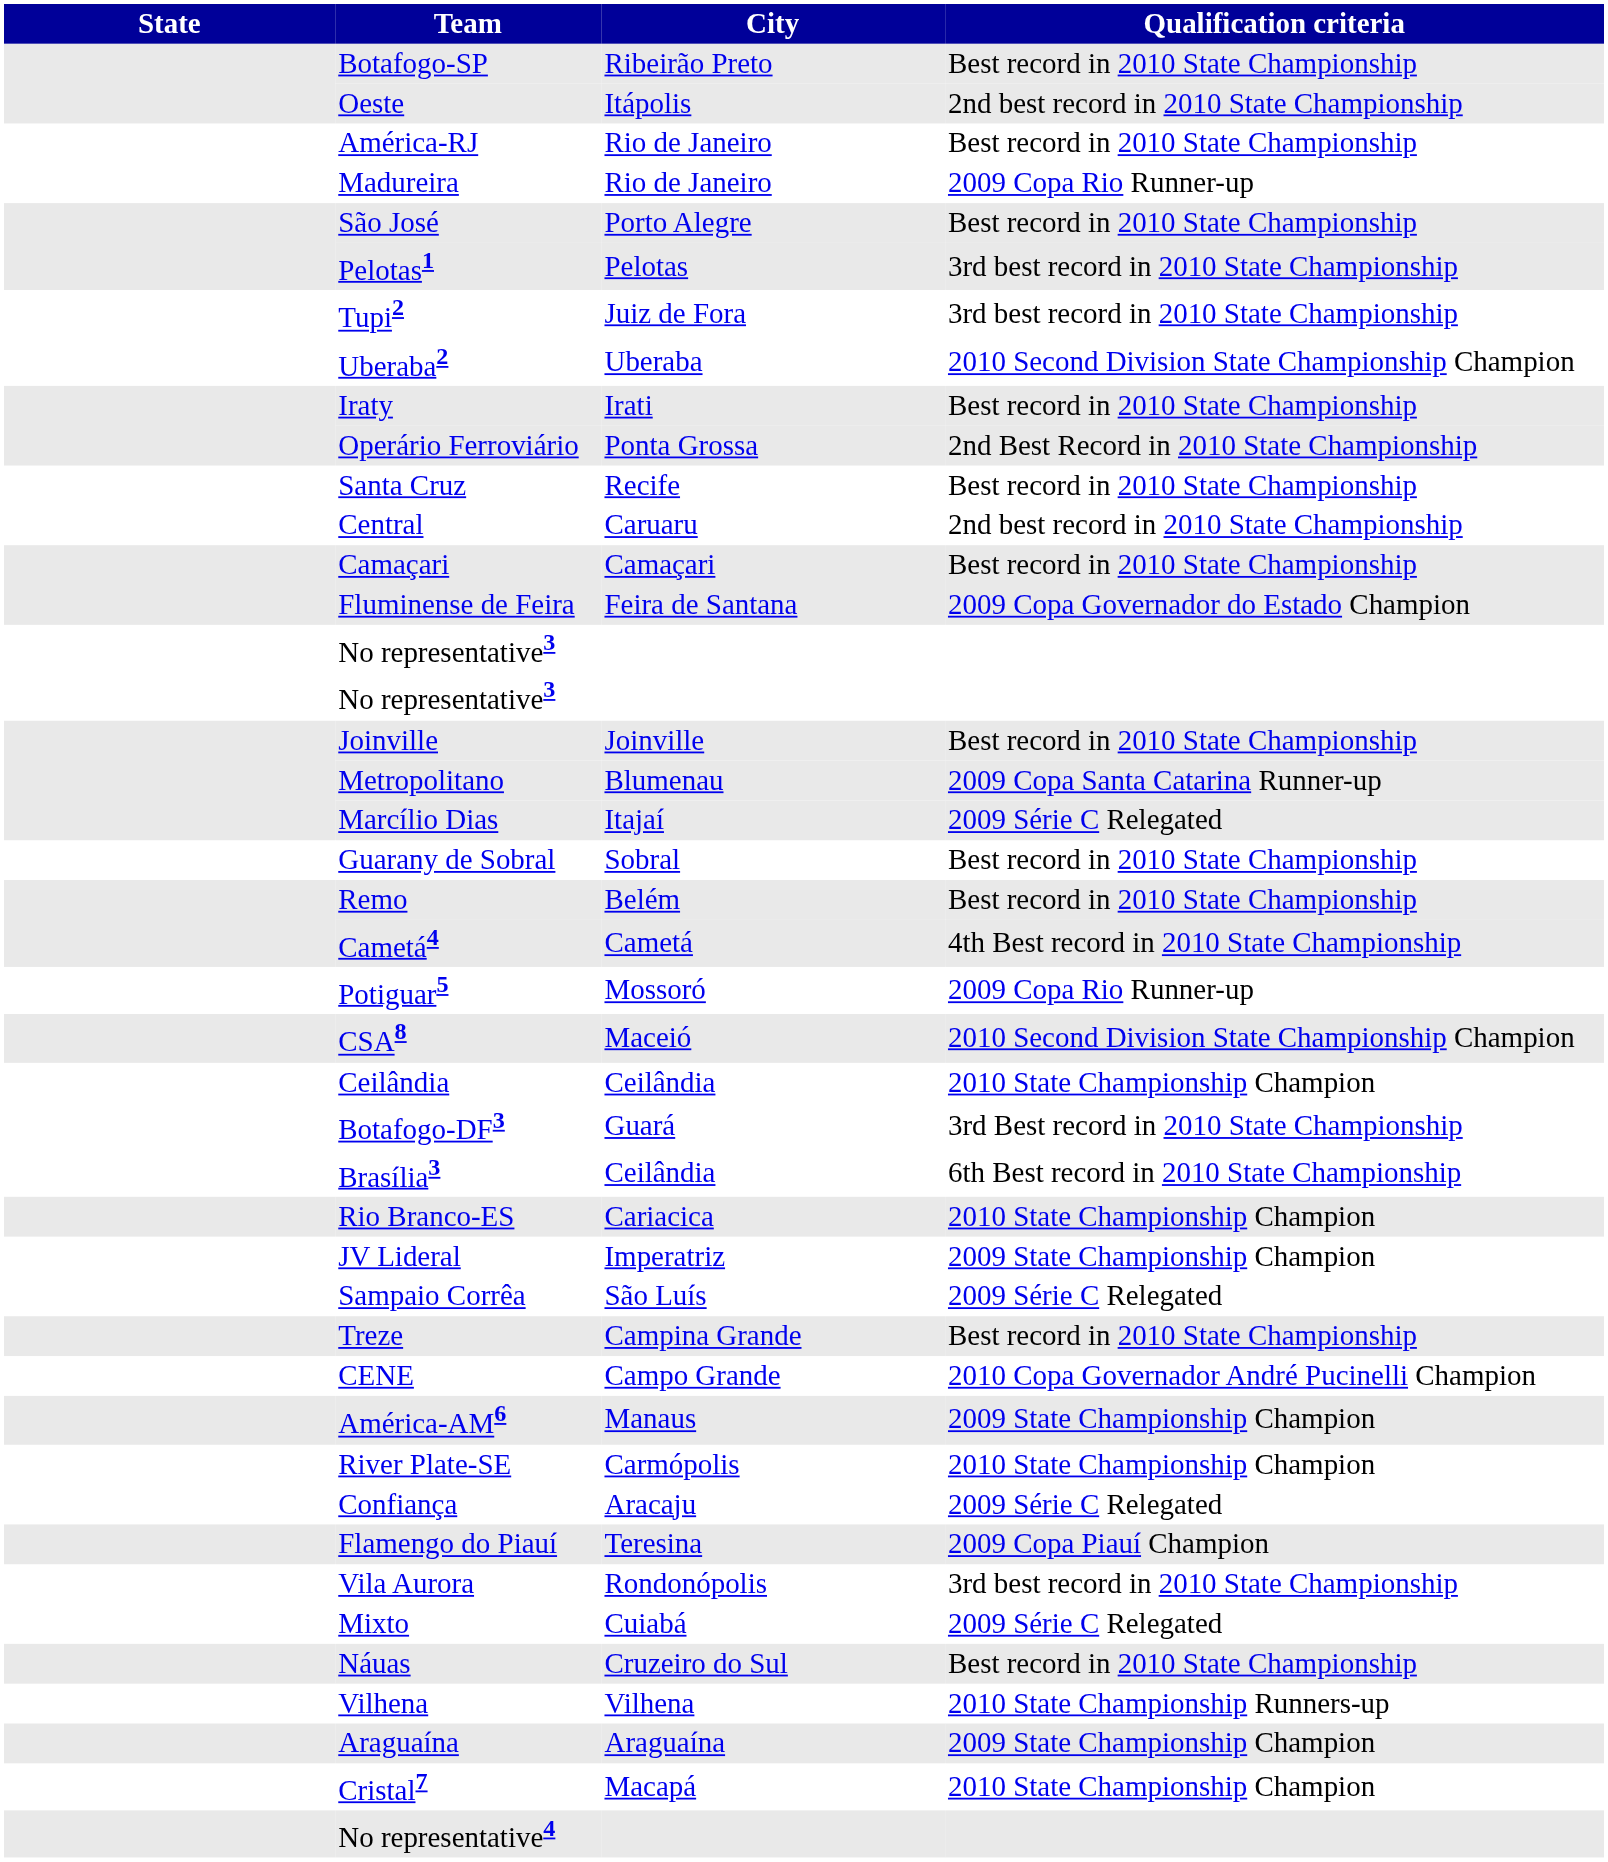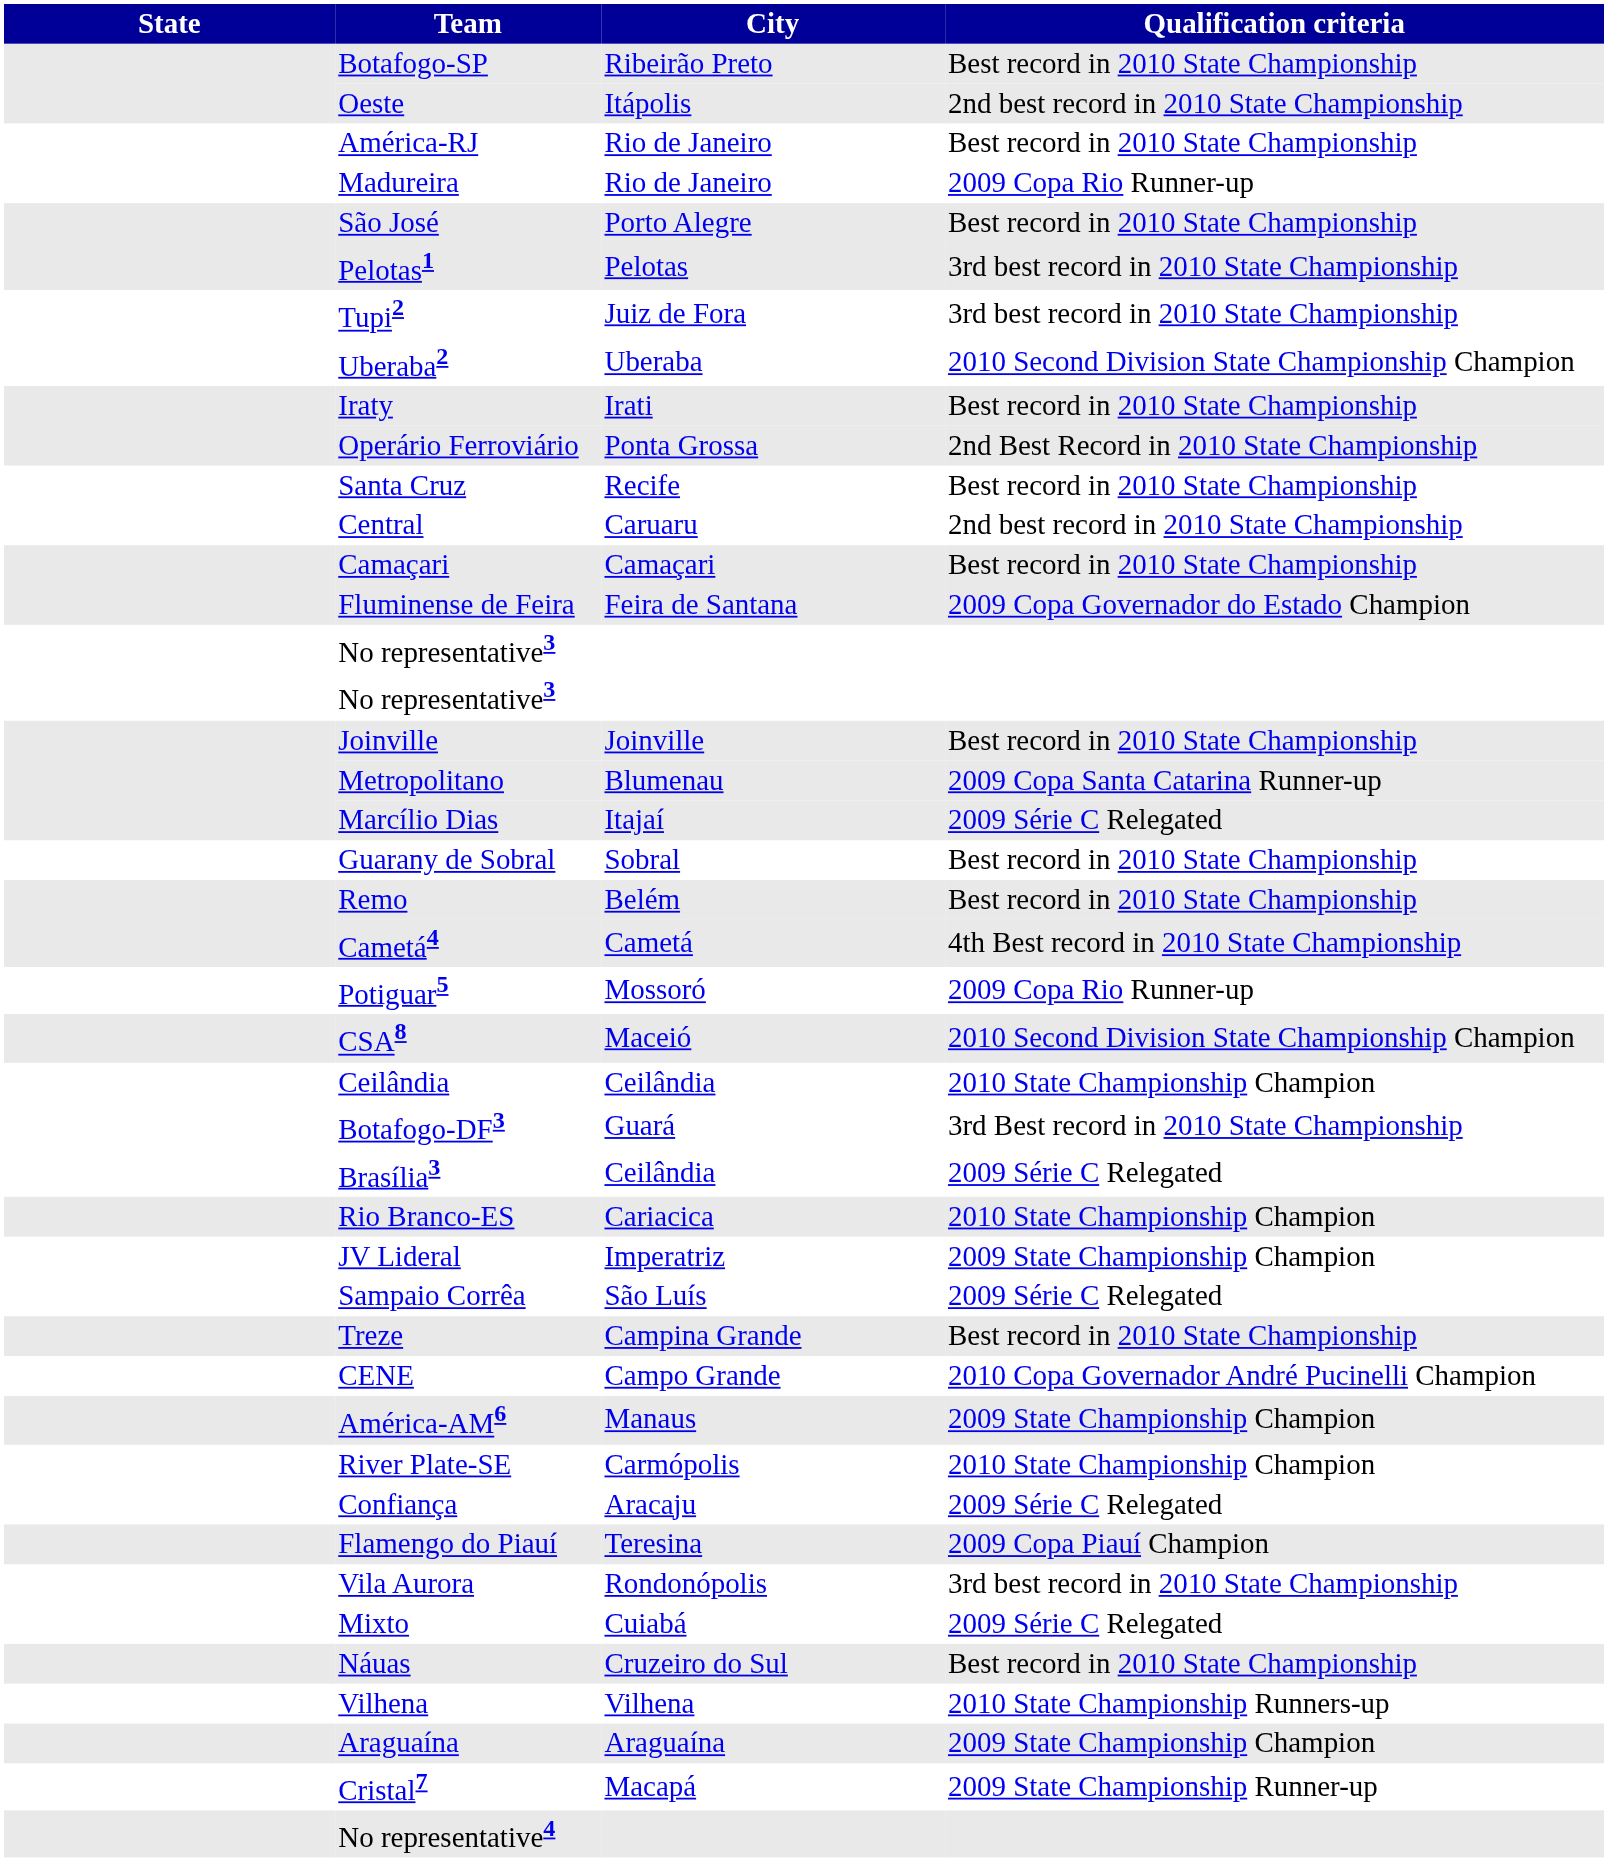(1205, 1173) 6th Best record in 2010 State Championship -> (1085, 1173) 2009 Série C Relegated
(1162, 1786) 2010 State Championship Champion -> (1163, 1786) 2009 State Championship Runner-up
